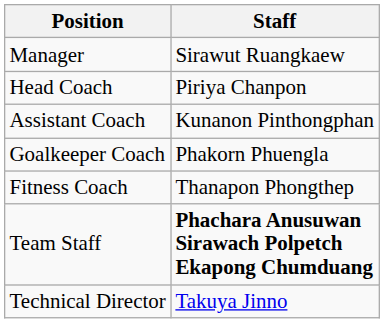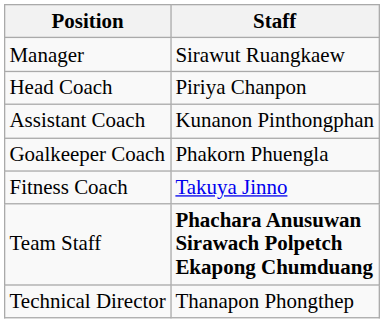(265, 187) Thanapon Phongthep -> (231, 187) Takuya Jinno
(231, 300) Takuya Jinno -> (265, 300) Thanapon Phongthep
